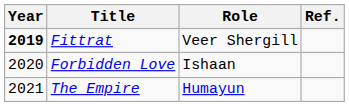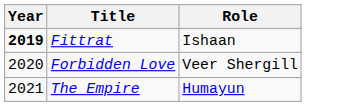- column: (323, 17)
(240, 41) Veer Shergill -> (209, 41) Ishaan
(209, 65) Ishaan -> (240, 65) Veer Shergill
